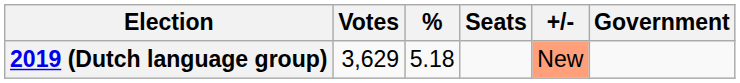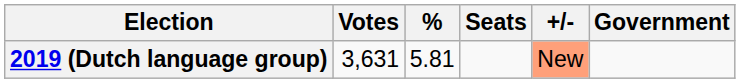(370, 59) 3,629 -> (370, 59) 3,631
(432, 59) 5.18 -> (432, 59) 5.81
